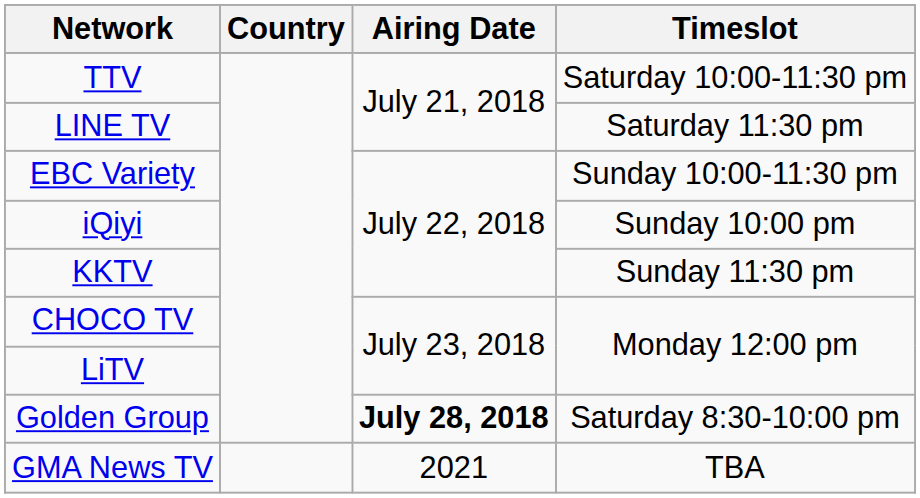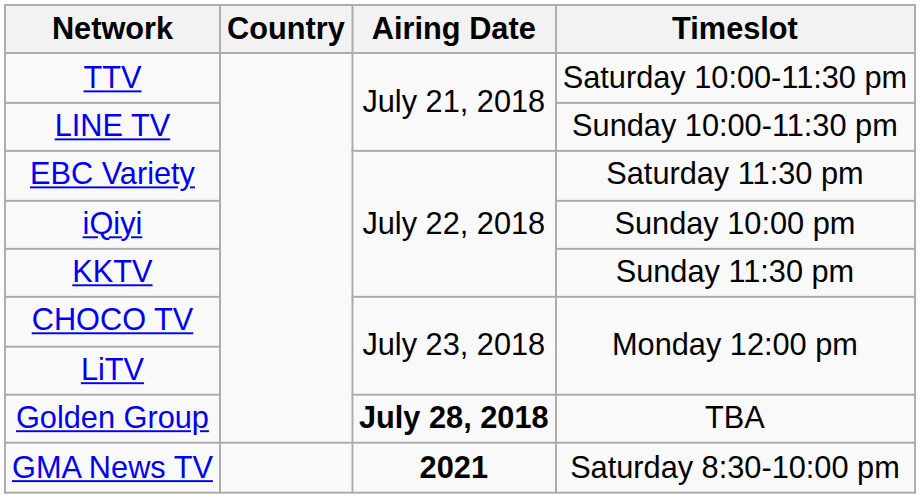(735, 126) Saturday 11:30 pm -> (735, 126) Sunday 10:00-11:30 pm
(735, 175) Sunday 10:00-11:30 pm -> (735, 175) Saturday 11:30 pm
(735, 418) Saturday 8:30-10:00 pm -> (735, 418) TBA
(454, 467) normal -> (454, 467) bold
(735, 467) TBA -> (735, 467) Saturday 8:30-10:00 pm
